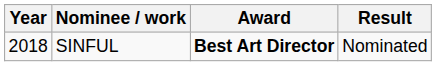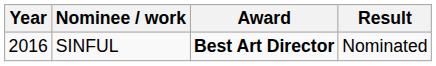(28, 46) 2018 -> (28, 46) 2016
